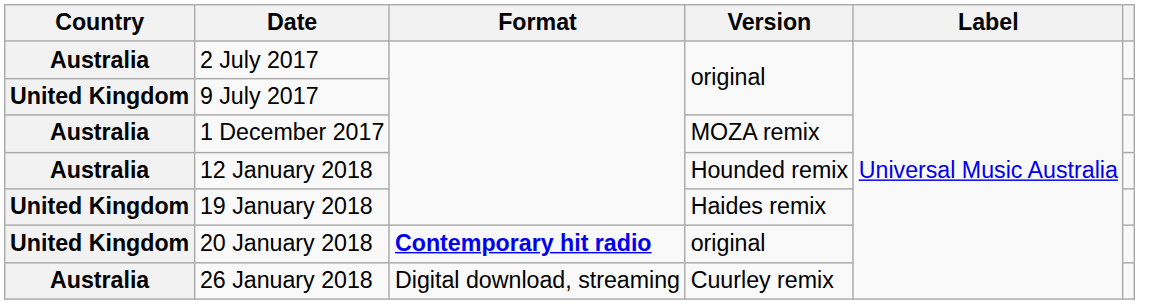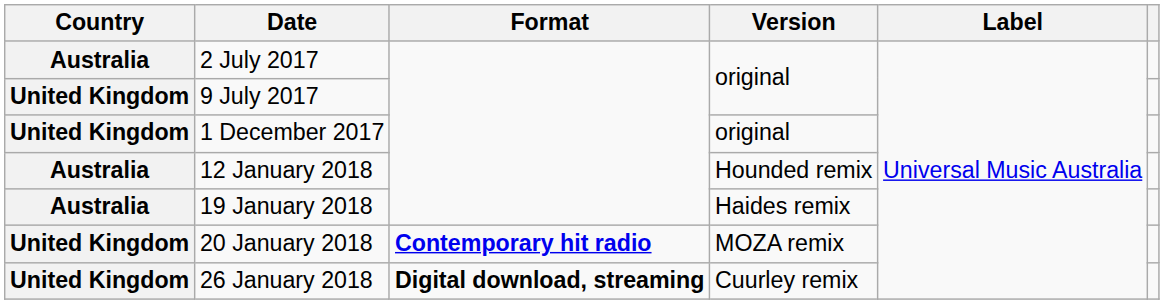(100, 133) Australia -> (100, 133) United Kingdom
(755, 133) MOZA remix -> (752, 133) original
(100, 206) United Kingdom -> (100, 206) Australia
(728, 243) original -> (780, 243) MOZA remix
(100, 280) Australia -> (100, 280) United Kingdom
(538, 280) normal -> (550, 280) bold
